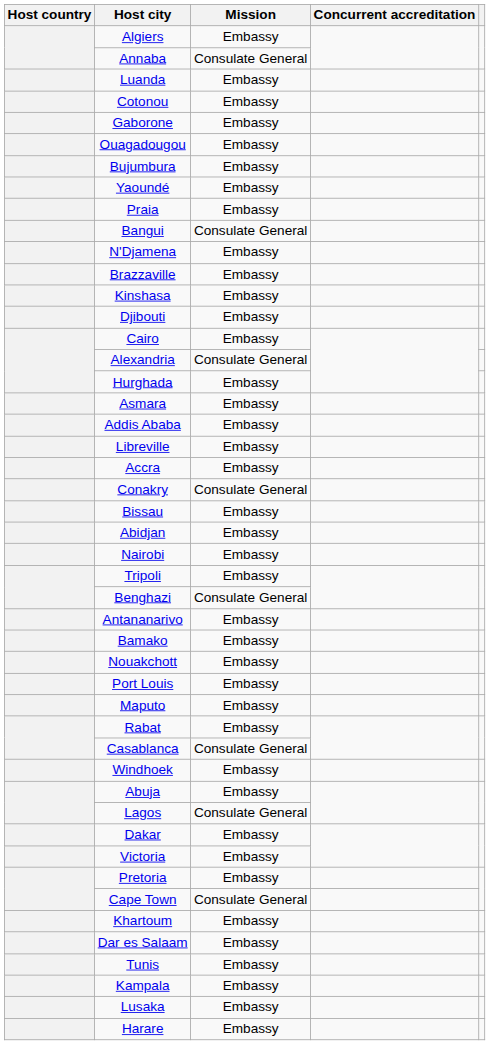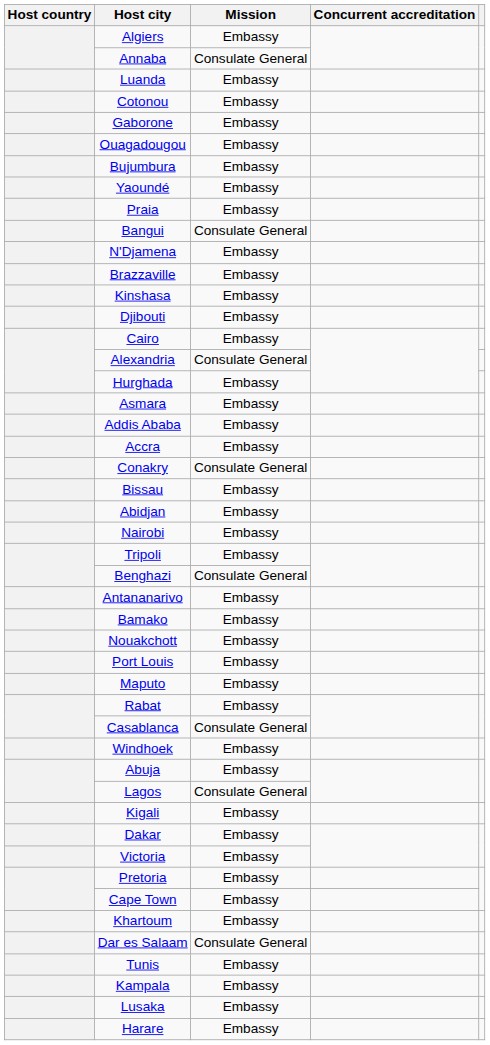- row: (143, 446)
+ row: (143, 813)
(251, 899) Consulate General -> (251, 899) Embassy
(251, 942) Embassy -> (251, 942) Consulate General
